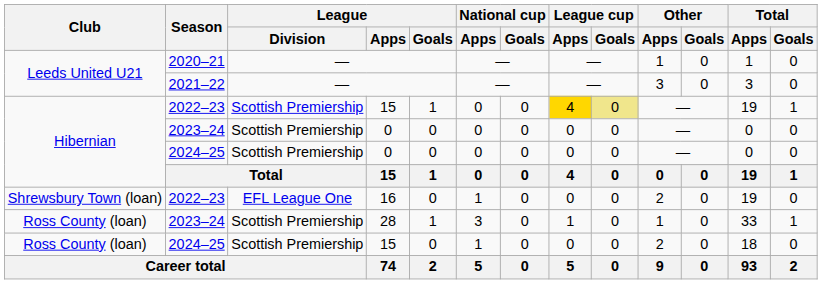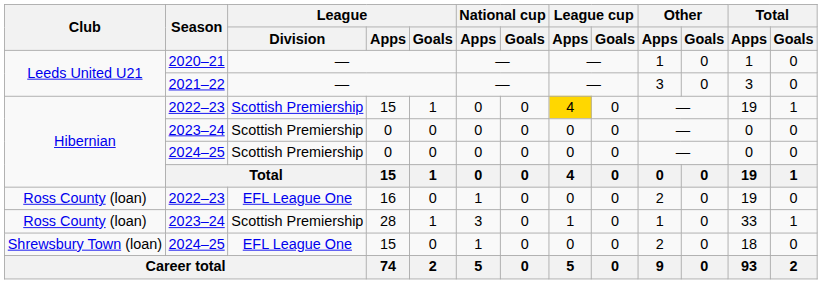(615, 107) khaki background -> (615, 107) no background
(85, 198) Shrewsbury Town (loan) -> (85, 198) Ross County (loan)
(85, 244) Ross County (loan) -> (85, 244) Shrewsbury Town (loan)
(297, 244) Scottish Premiership -> (297, 244) EFL League One
